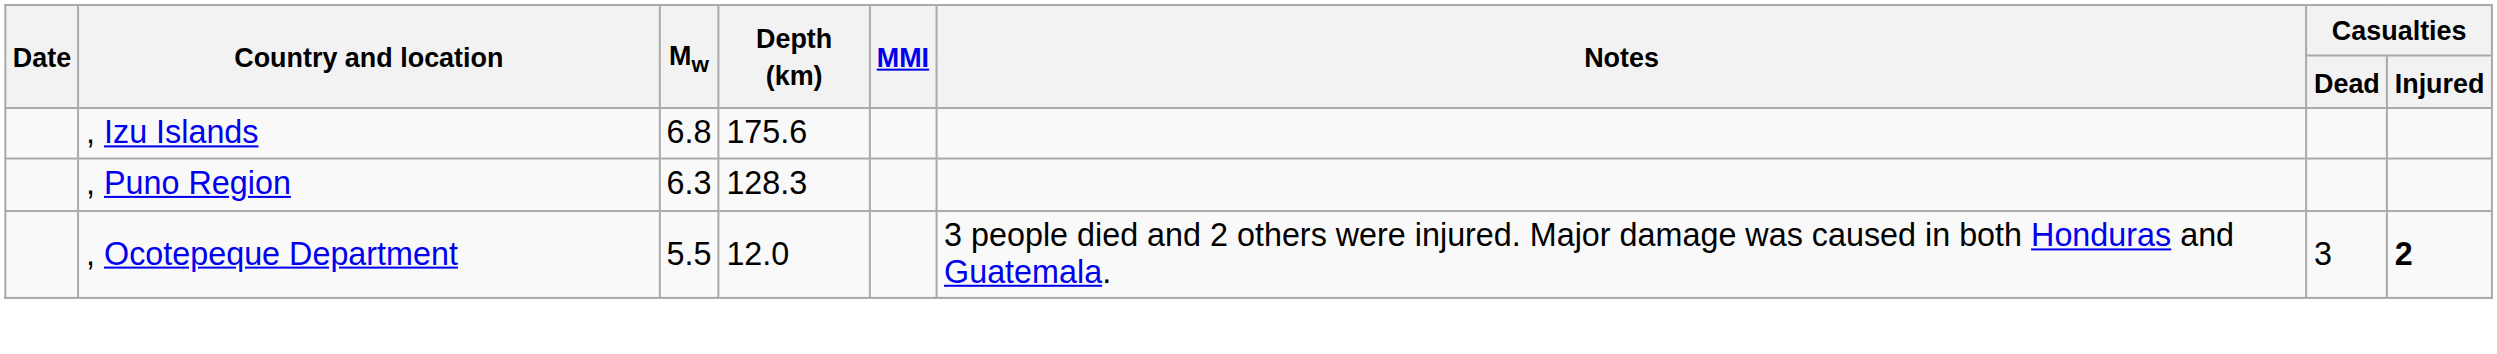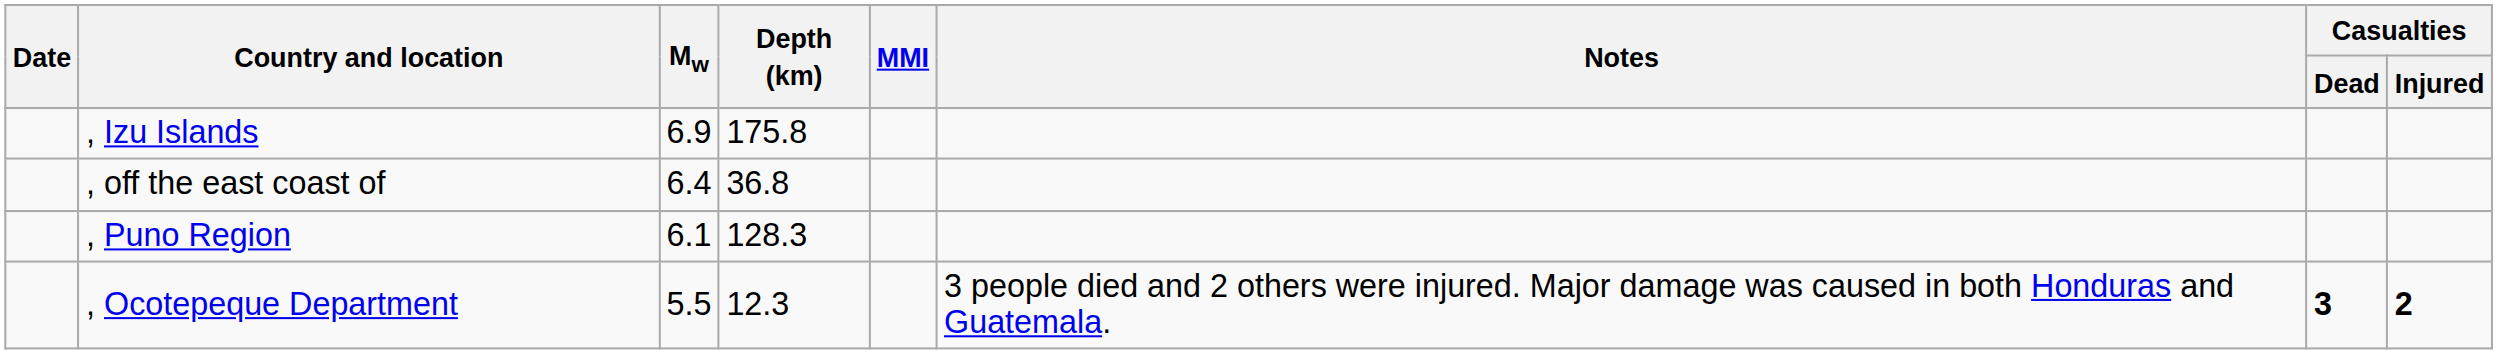(689, 132) 6.8 -> (689, 132) 6.9
(767, 132) 175.6 -> (767, 132) 175.8
+ row: (236, 183)
(689, 183) 6.3 -> (689, 235) 6.1
(758, 253) 12.0 -> (758, 304) 12.3
(2323, 253) normal -> (2323, 304) bold
